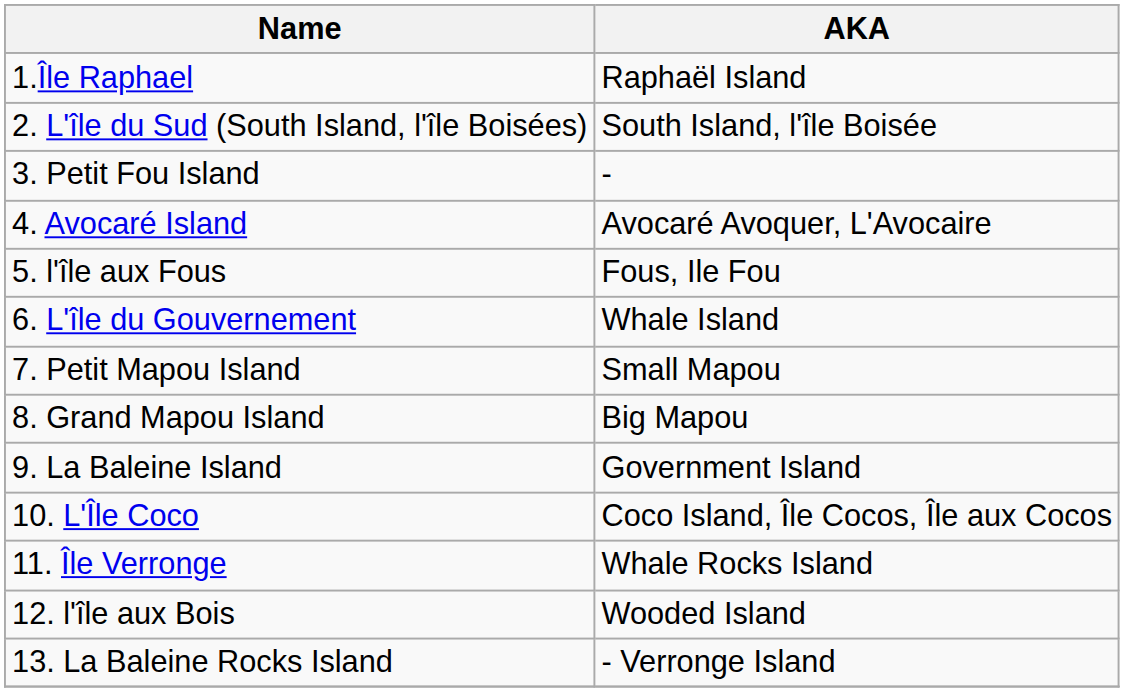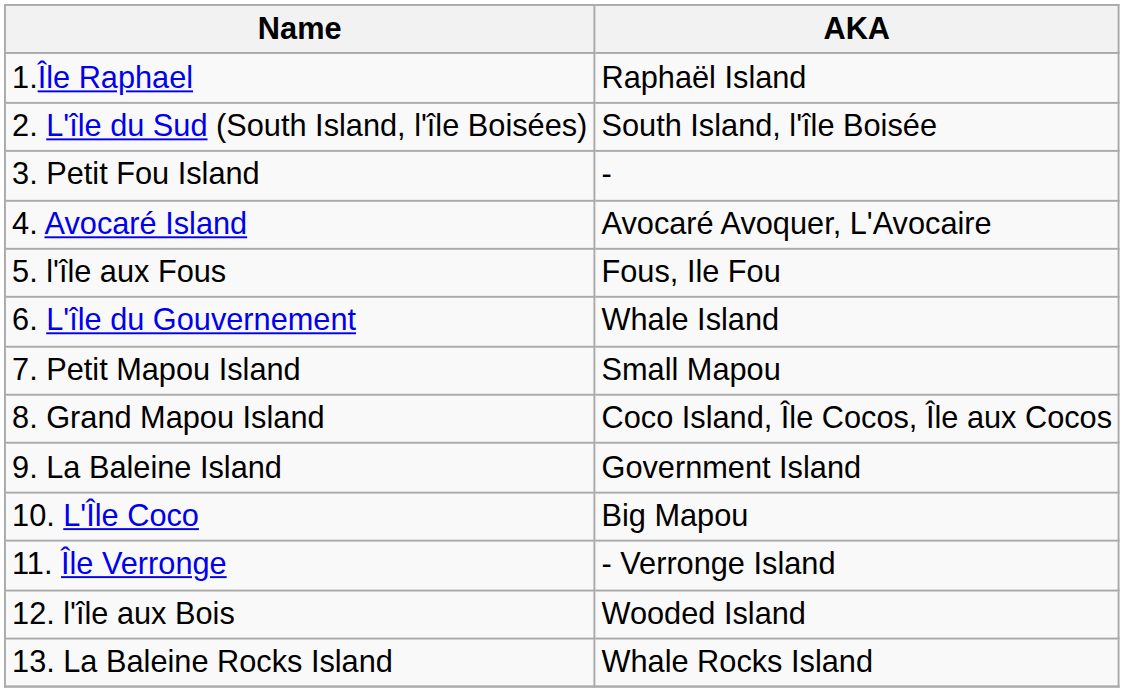(675, 418) Big Mapou -> (857, 418) Coco Island, Île Cocos, Île aux Cocos
(857, 516) Coco Island, Île Cocos, Île aux Cocos -> (675, 516) Big Mapou
(737, 564) Whale Rocks Island -> (718, 564) - Verronge Island
(718, 662) - Verronge Island -> (737, 662) Whale Rocks Island
